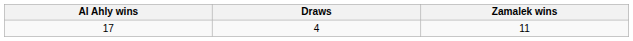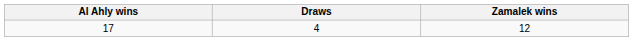(525, 28) 11 -> (525, 28) 12
